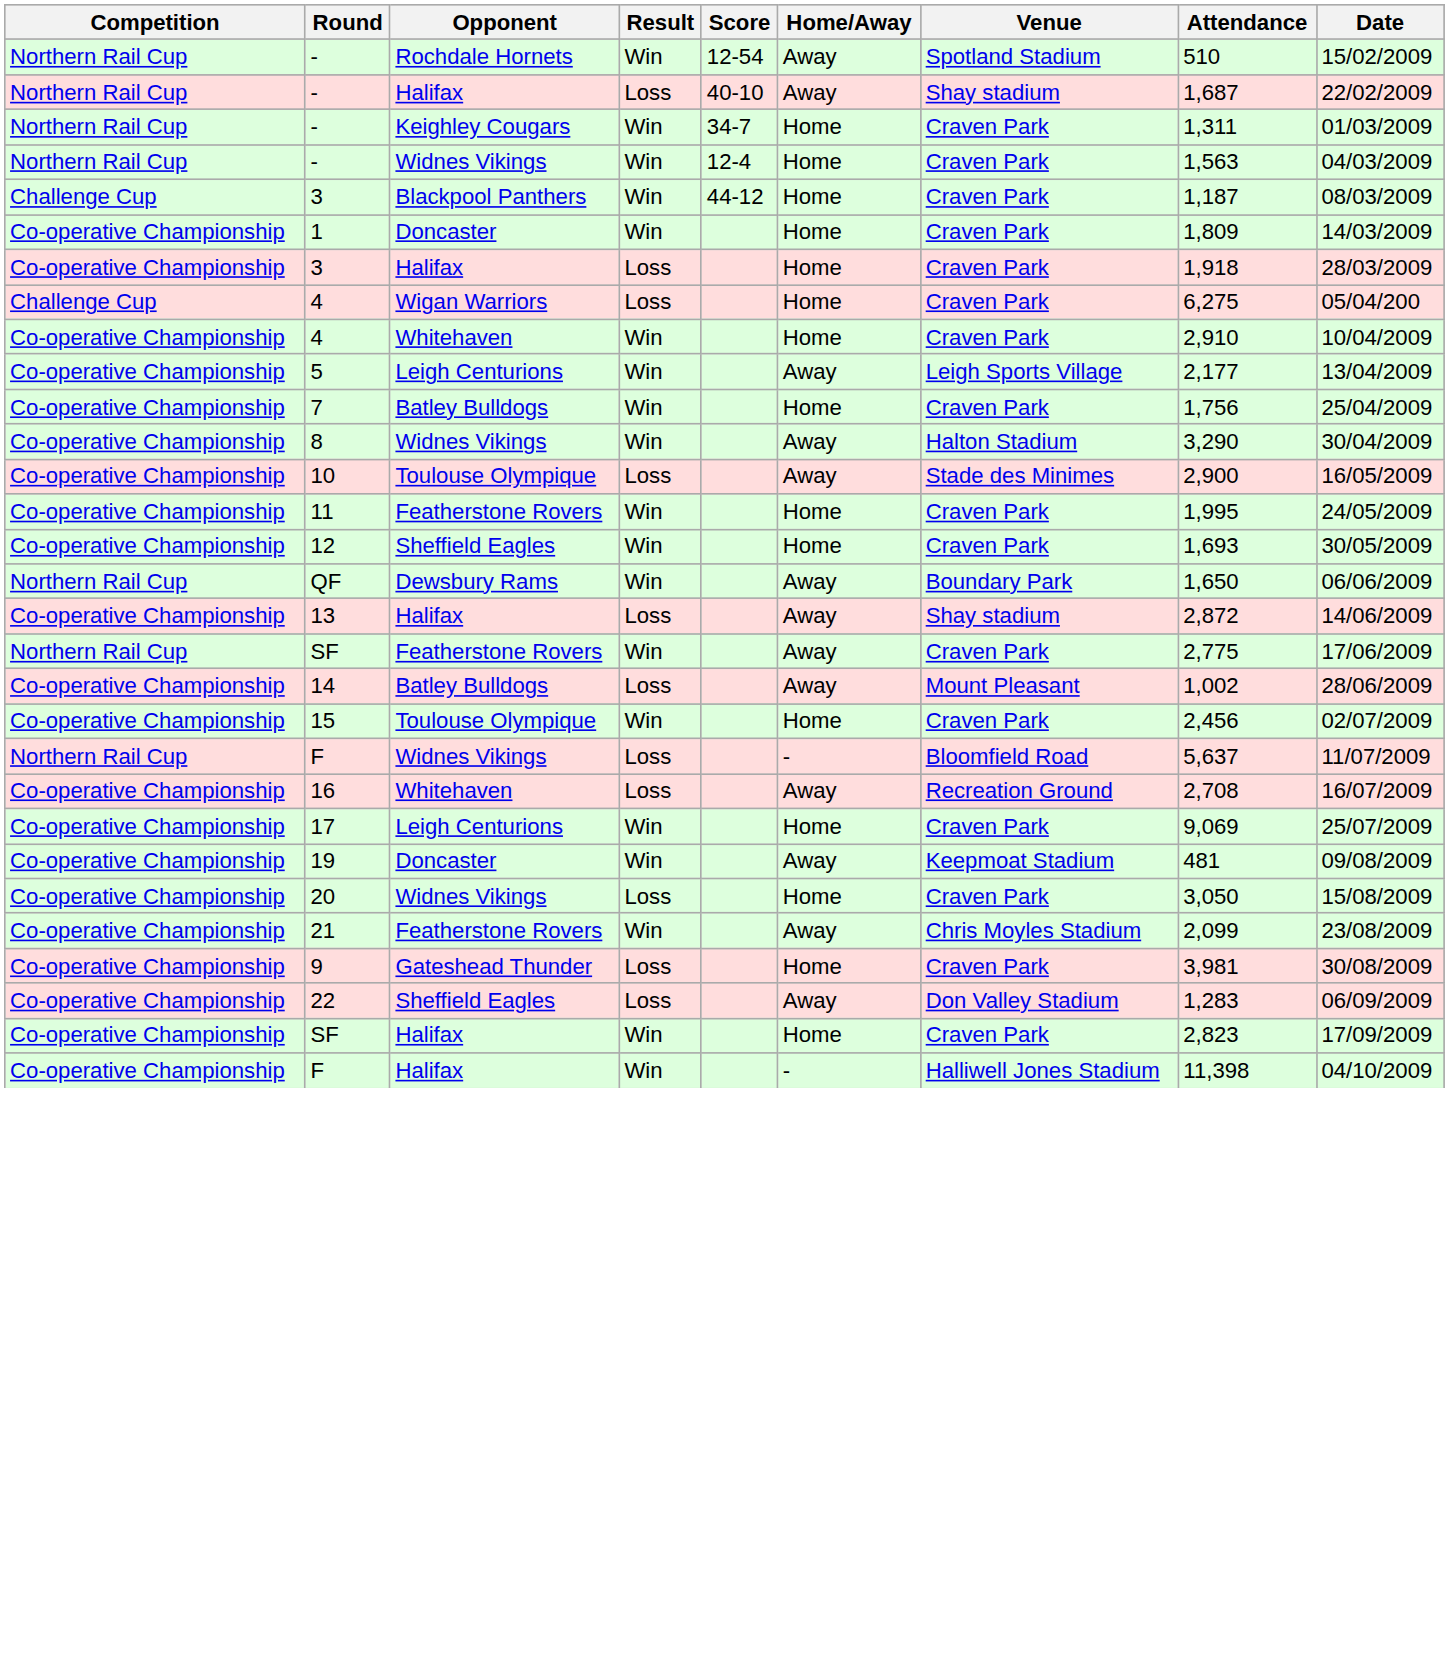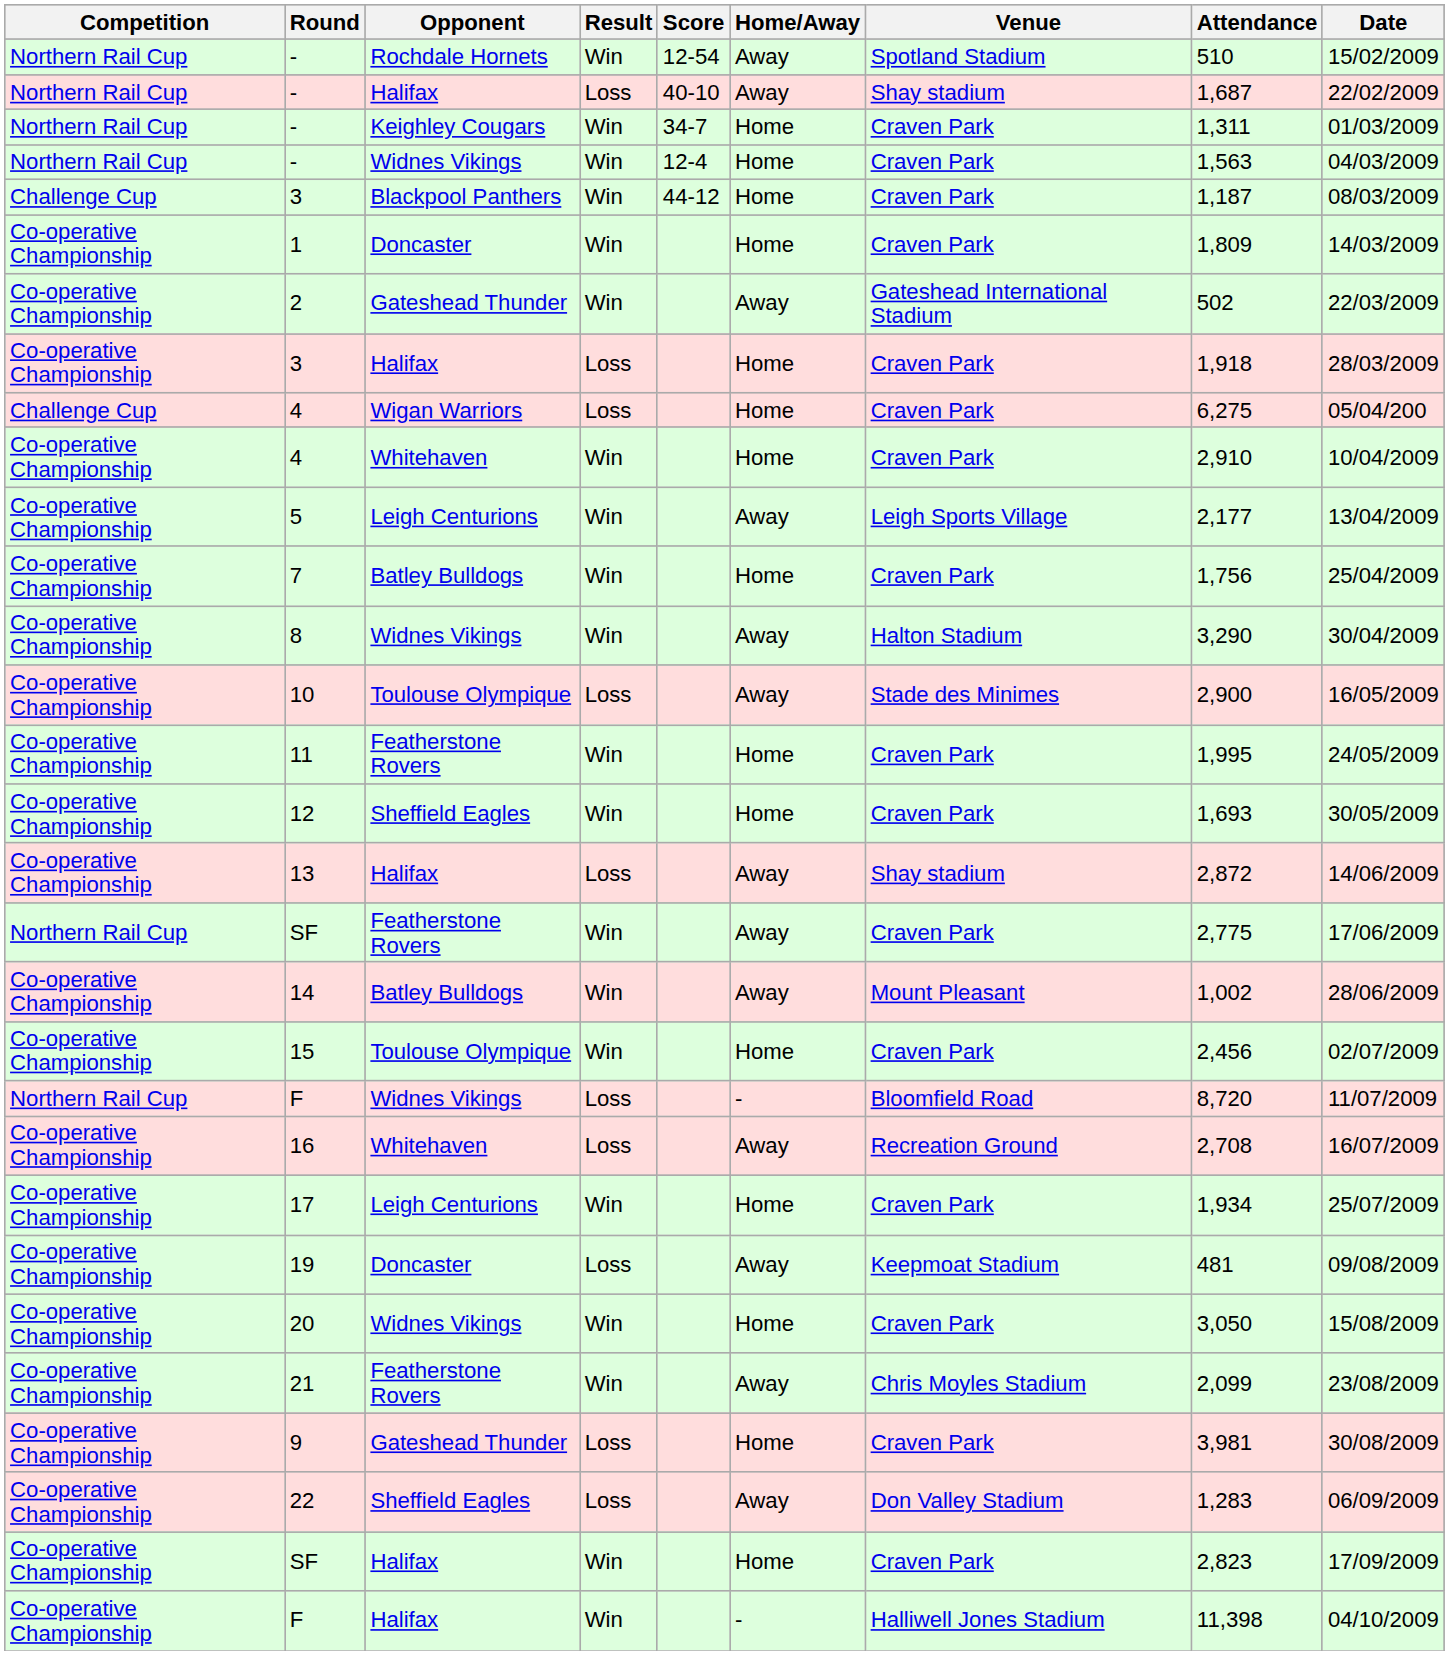+ row: (296, 303)
- row: (326, 581)
(648, 686) Loss -> (604, 991) Win
(1211, 756) 5,637 -> (1224, 1098) 8,720
(1211, 826) 9,069 -> (1224, 1205) 1,934
(644, 861) Win -> (608, 1264) Loss
(648, 895) Loss -> (604, 1323) Win
